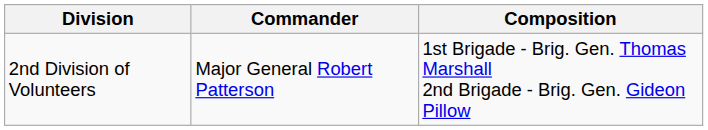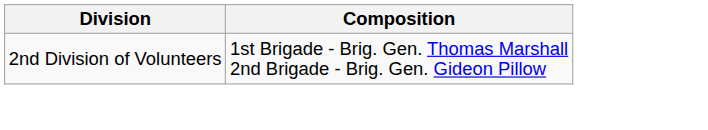- column: (305, 19)
